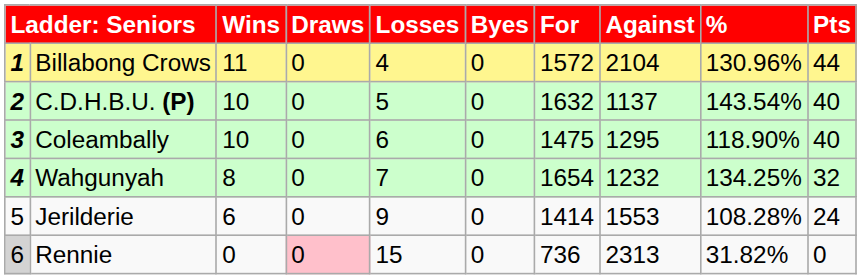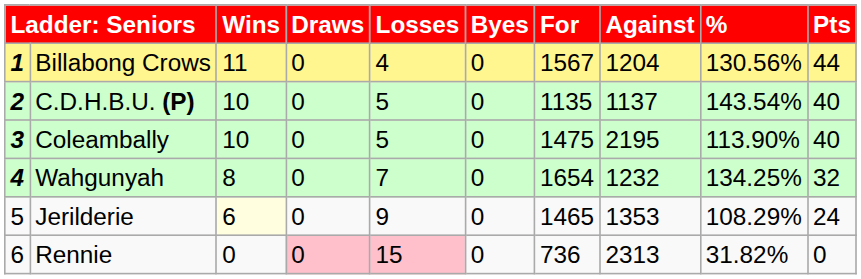(567, 63) 1572 -> (567, 63) 1567
(632, 63) 2104 -> (632, 63) 1204
(754, 63) 130.96% -> (754, 63) 130.56%
(567, 101) 1632 -> (566, 101) 1135
(382, 140) 6 -> (382, 140) 5
(632, 140) 1295 -> (632, 140) 2195
(753, 140) 118.90% -> (753, 140) 113.90%
(229, 217) no background -> (229, 217) lightyellow background
(567, 217) 1414 -> (567, 217) 1465
(632, 217) 1553 -> (632, 217) 1353
(754, 217) 108.28% -> (754, 217) 108.29%
(17, 255) lightgrey background -> (17, 255) no background
(389, 255) no background -> (389, 255) pink background
